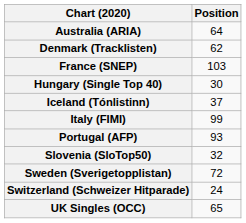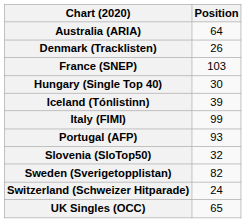(217, 48) 62 -> (217, 48) 26
(217, 102) 37 -> (217, 102) 39
(217, 173) 72 -> (217, 173) 82
